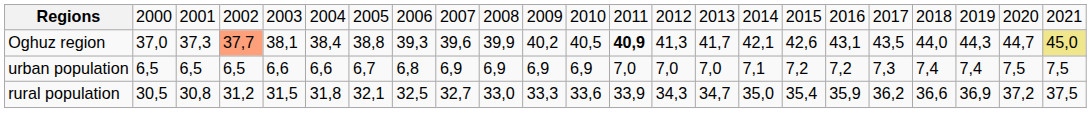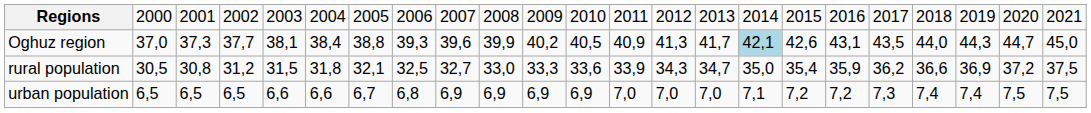(239, 42) lightsalmon background -> (239, 42) no background
(629, 42) bold -> (629, 42) normal
(758, 42) no background -> (758, 42) lightblue background
(1062, 42) khaki background -> (1062, 42) no background
rows swapped: (68, 68) <-> (64, 94)
